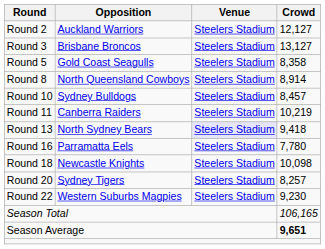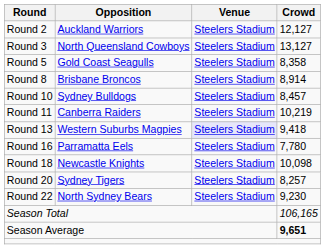(99, 46) Brisbane Broncos -> (123, 46) North Queensland Cowboys
(123, 79) North Queensland Cowboys -> (99, 79) Brisbane Broncos
(105, 130) North Sydney Bears -> (120, 130) Western Suburbs Magpies
(120, 197) Western Suburbs Magpies -> (105, 197) North Sydney Bears
